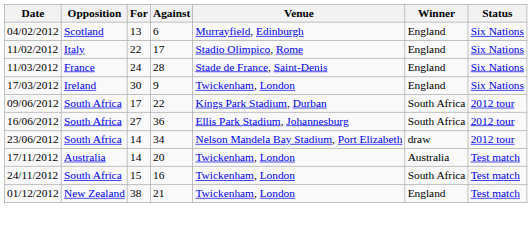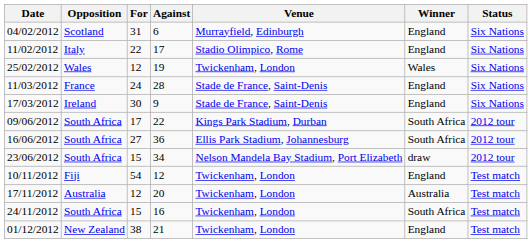(136, 31) 13 -> (136, 31) 31
+ row: (33, 67)
(245, 85) Twickenham, London -> (261, 103) Stade de France, Saint-Denis
(136, 139) 14 -> (136, 157) 15
+ row: (33, 175)
(136, 157) 14 -> (136, 193) 12
